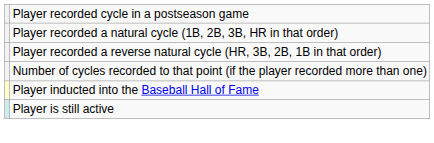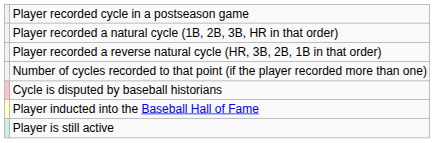+ row: (117, 90)
